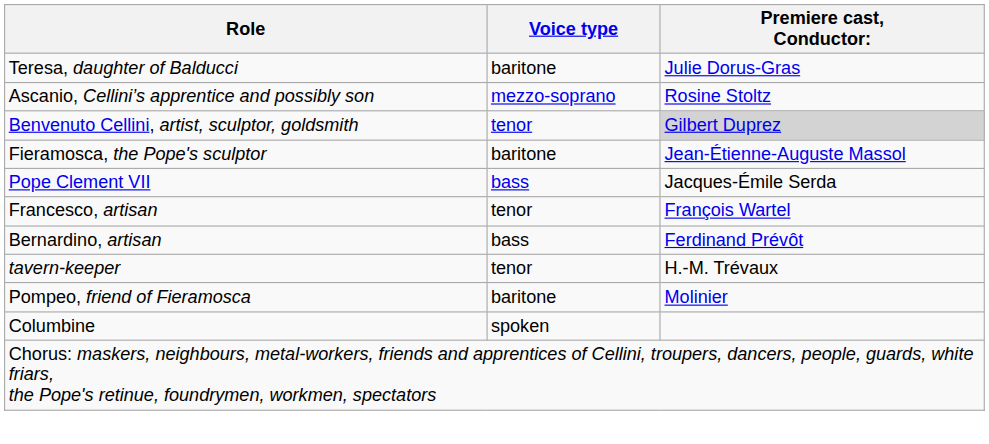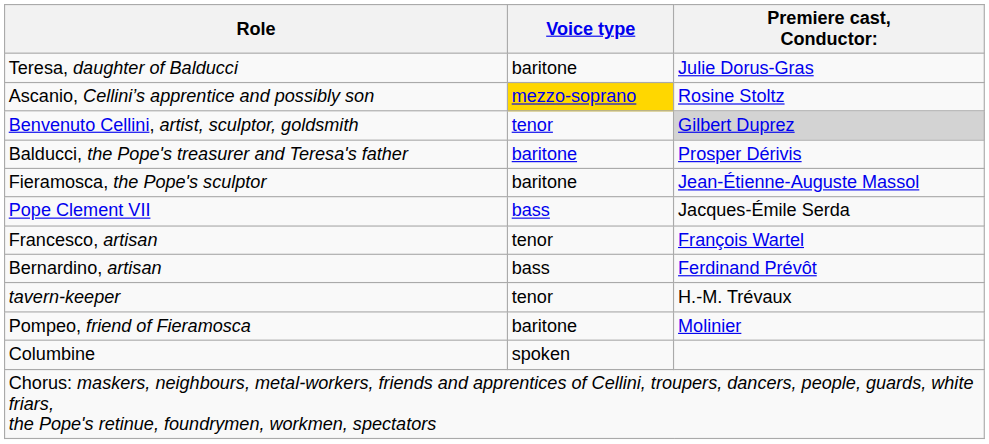(553, 96) no background -> (574, 96) gold background
+ row: (208, 153)
